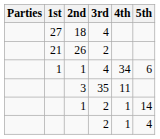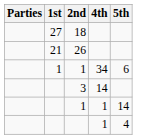- column: (100, 13)
(125, 87) 11 -> (102, 87) 14
